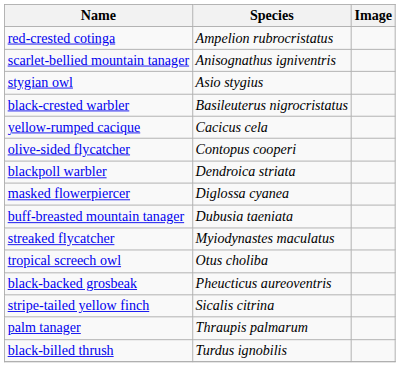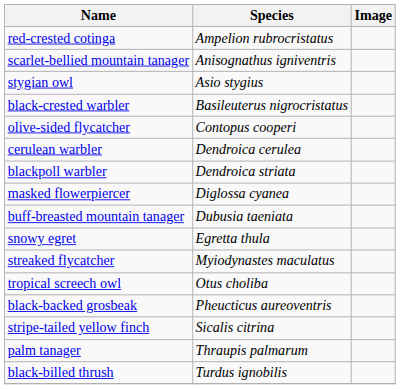- row: (74, 127)
+ row: (55, 149)
+ row: (42, 238)
